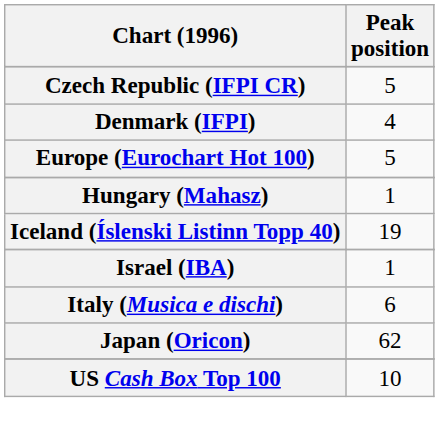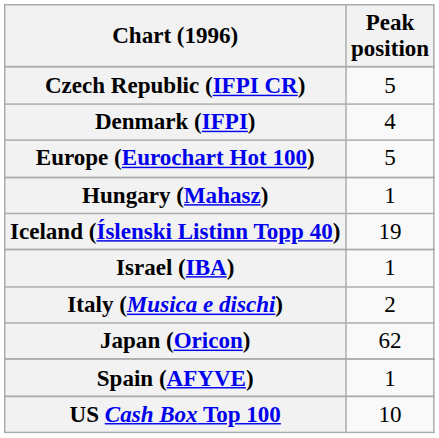(390, 304) 6 -> (390, 304) 2
+ row: (175, 377)
